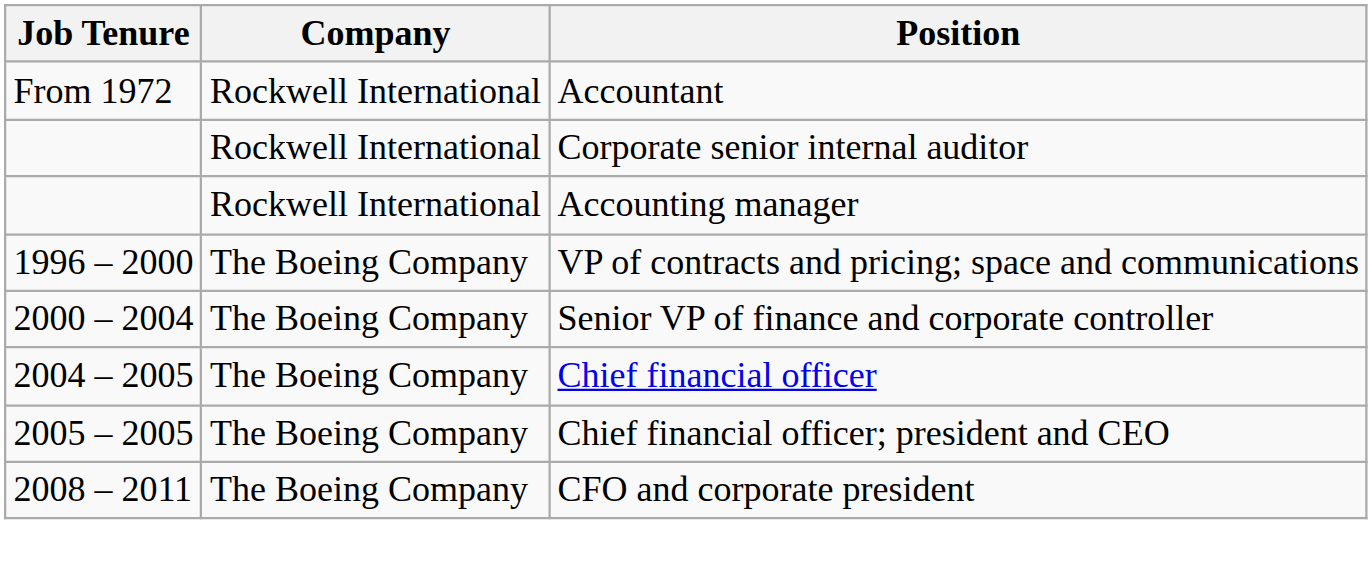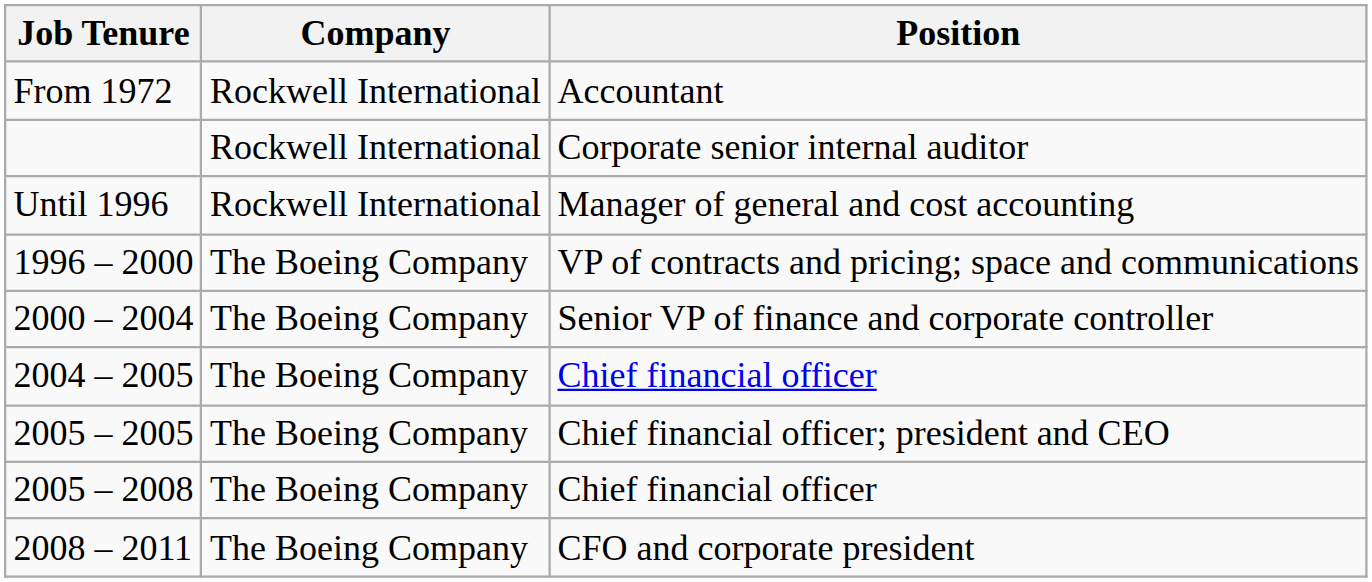- row: (103, 205)
+ row: (91, 204)
+ row: (103, 489)
